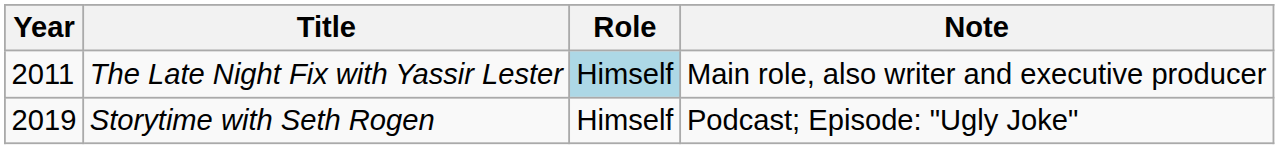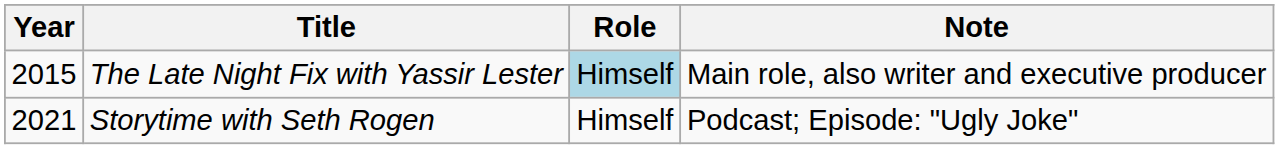(43, 73) 2011 -> (44, 73) 2015
(44, 119) 2019 -> (44, 119) 2021
